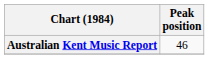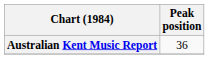(182, 44) 46 -> (182, 44) 36
